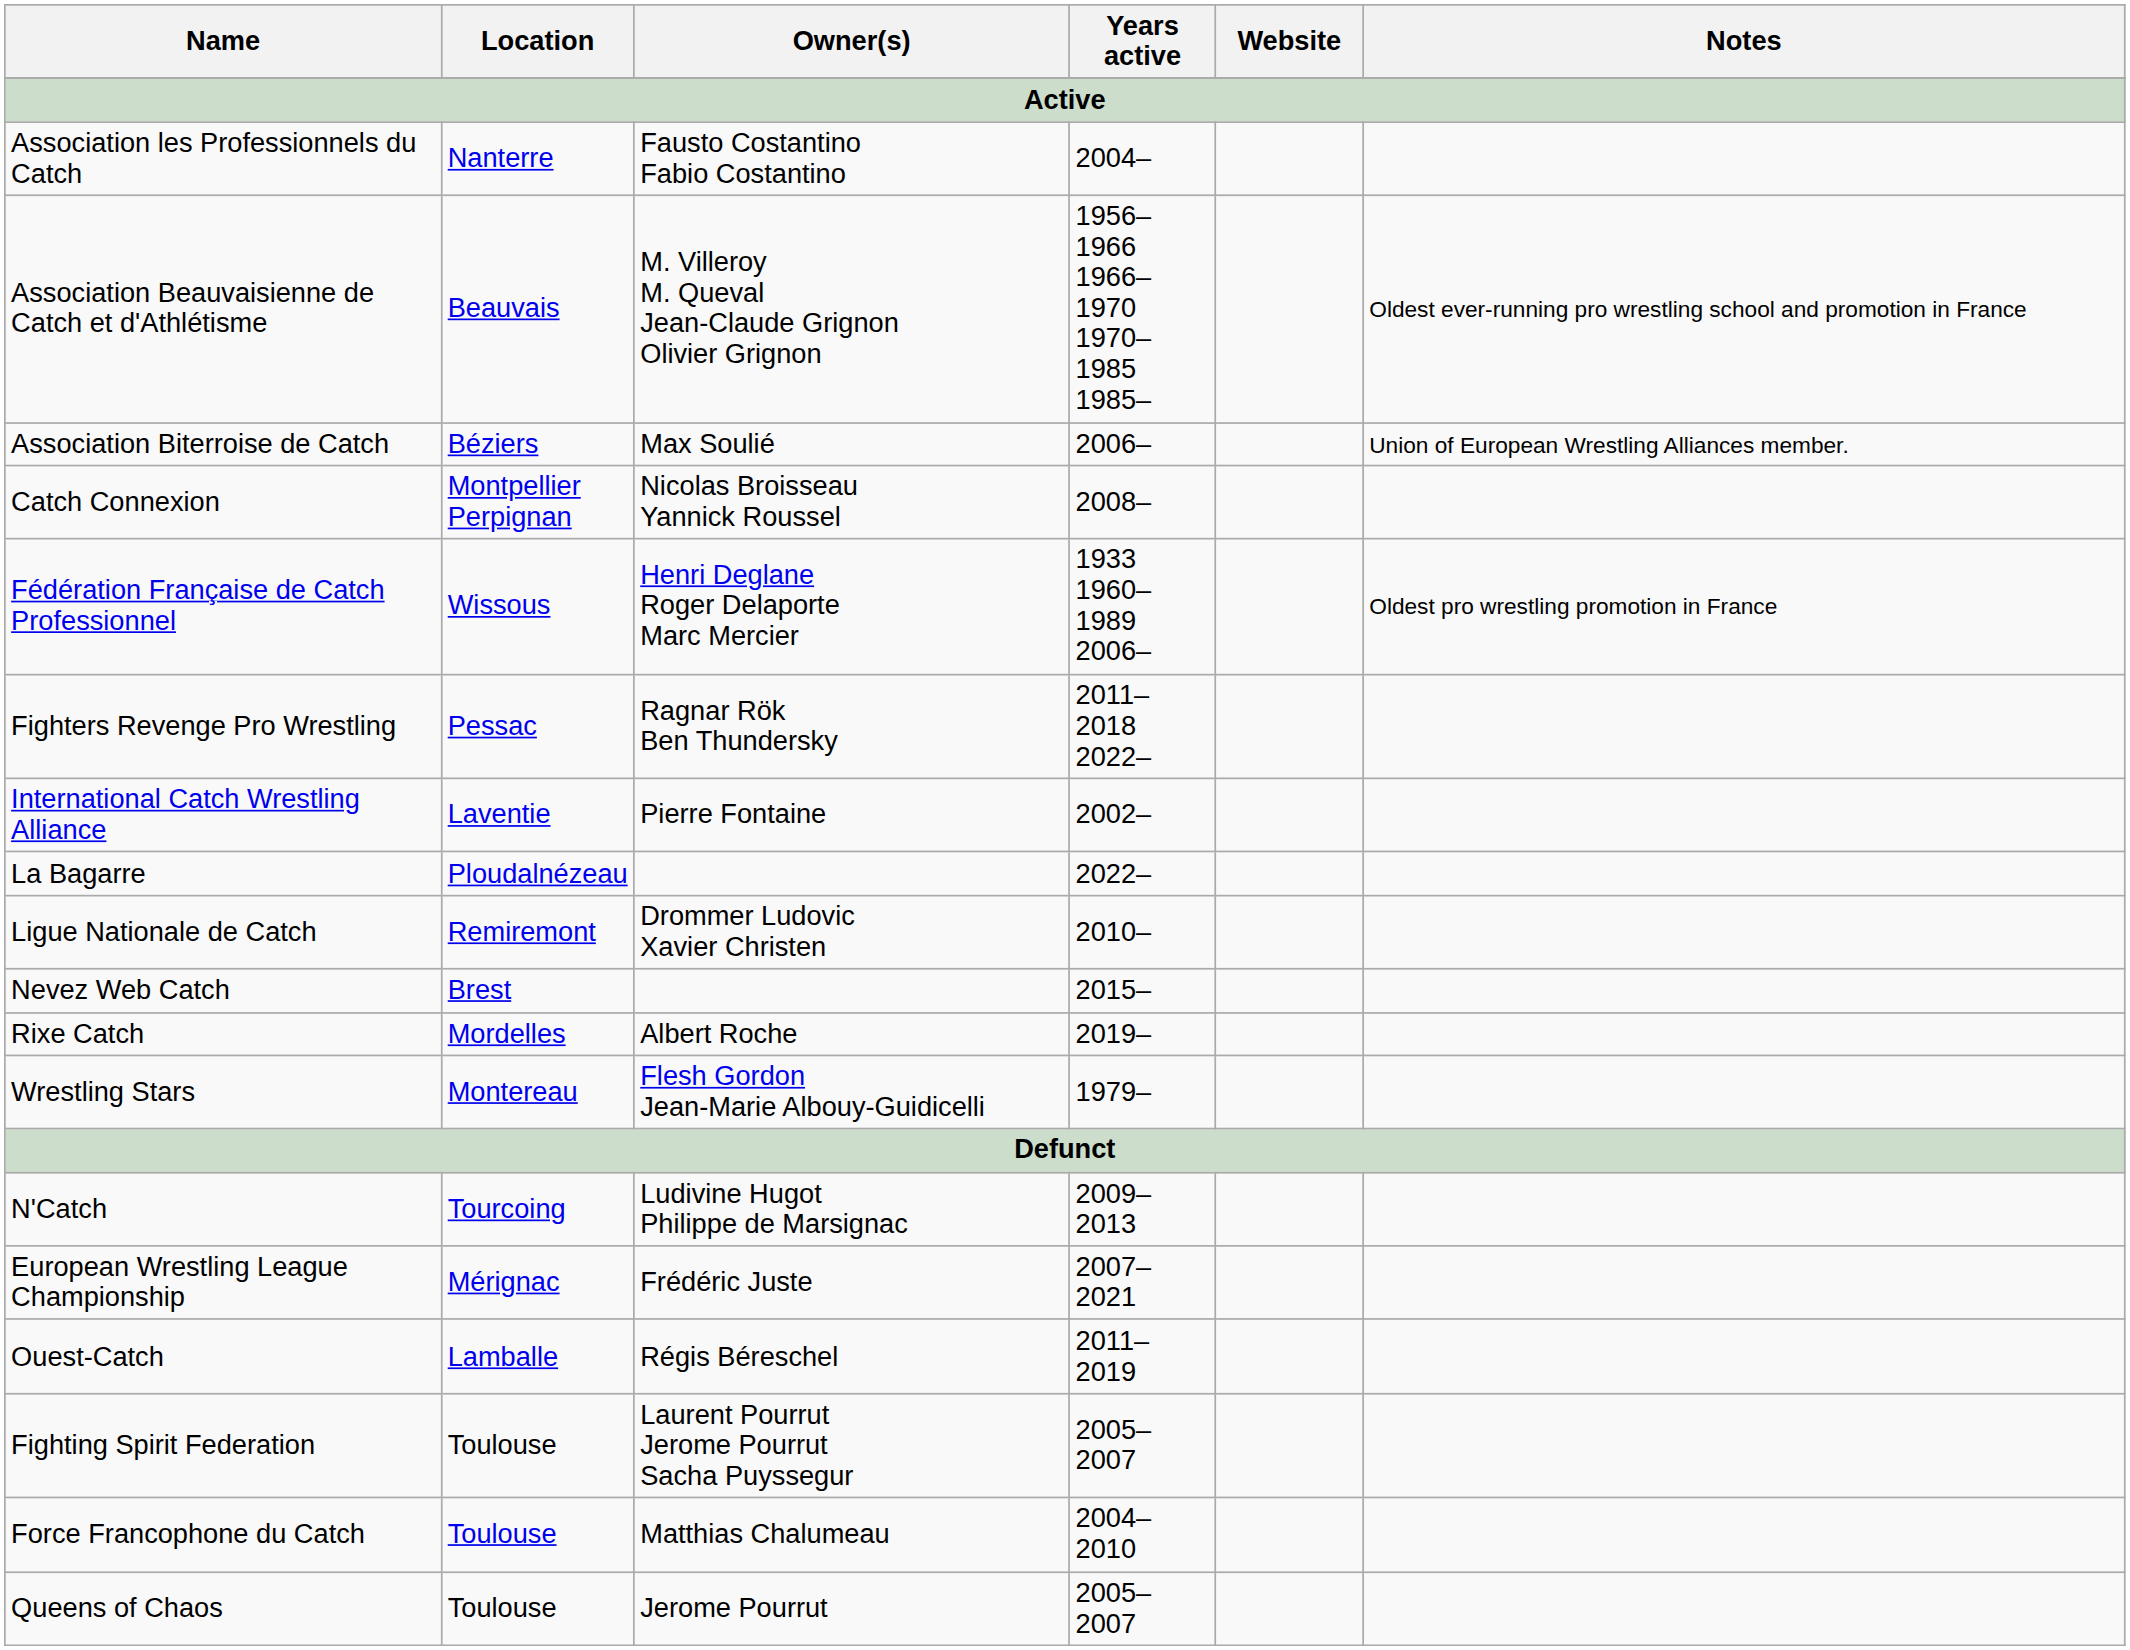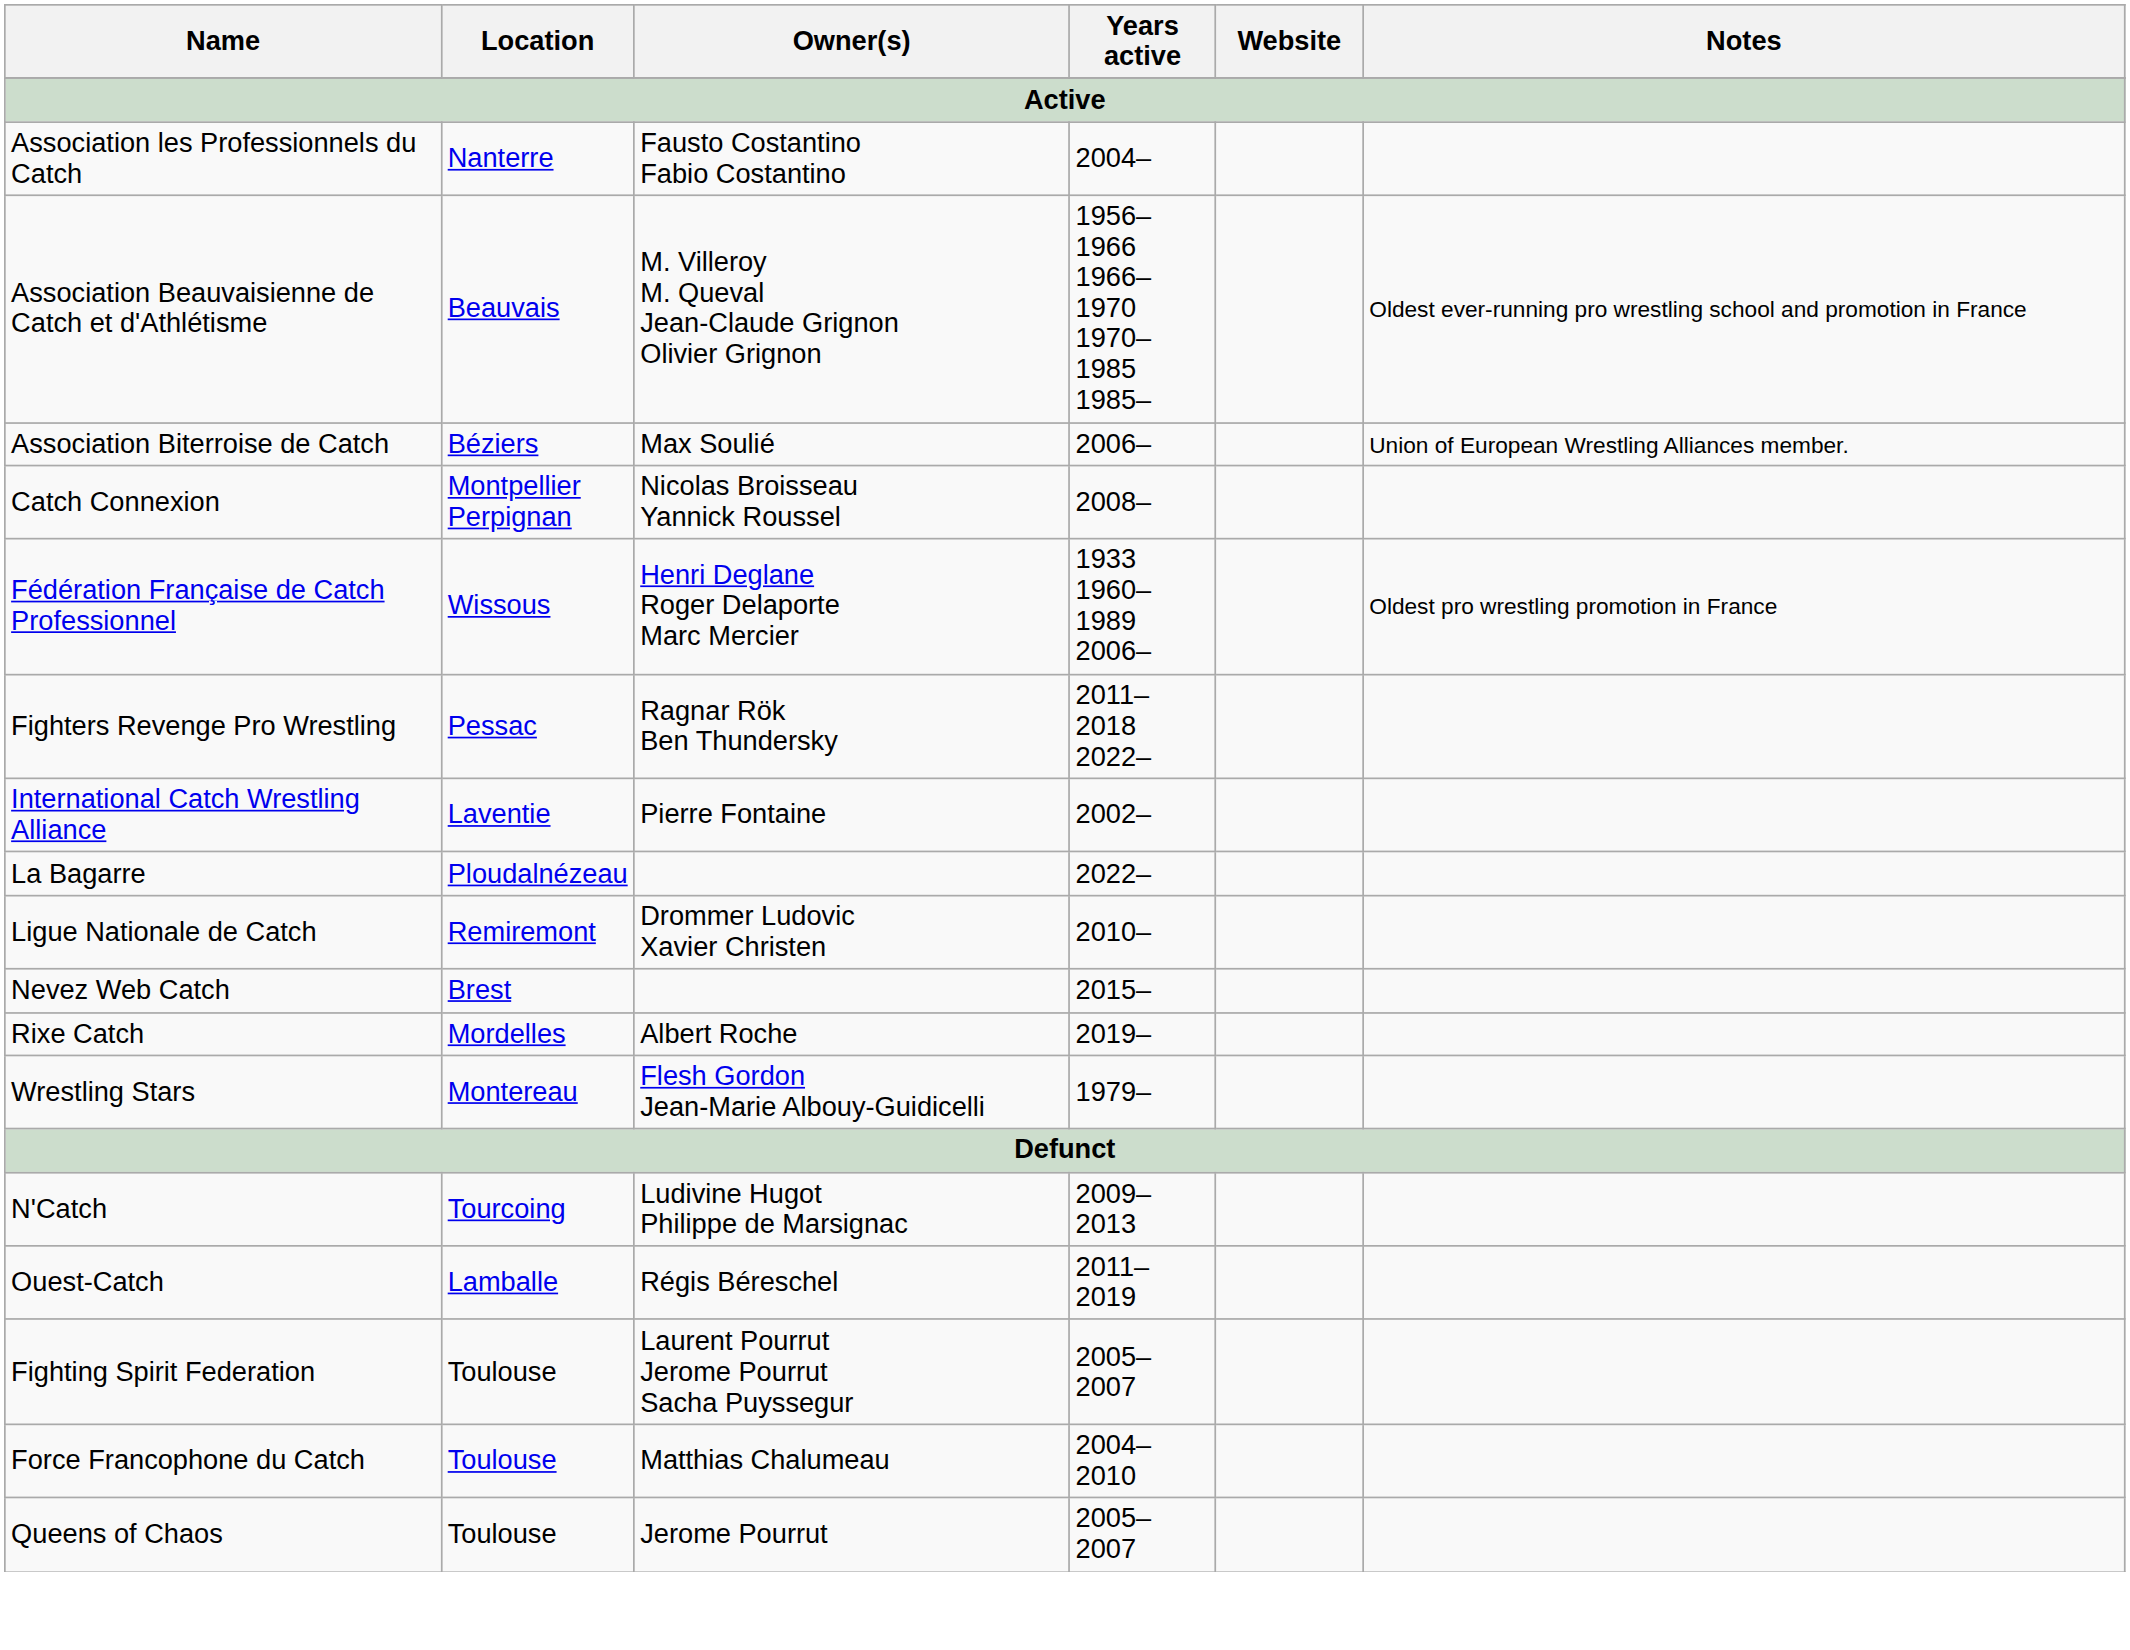- row: (179, 1282)
